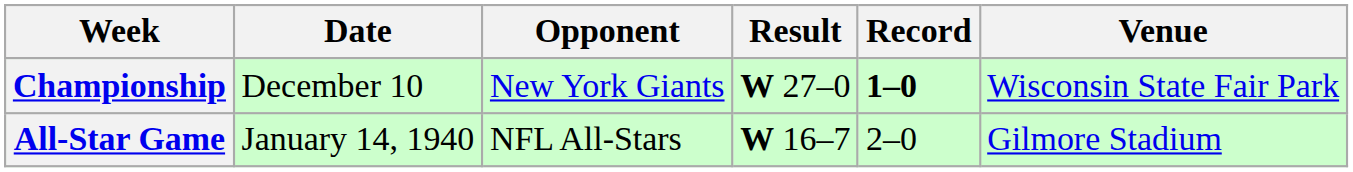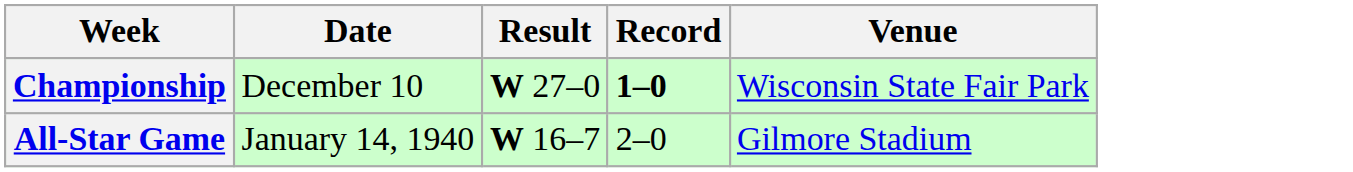- column: (607, 31)
